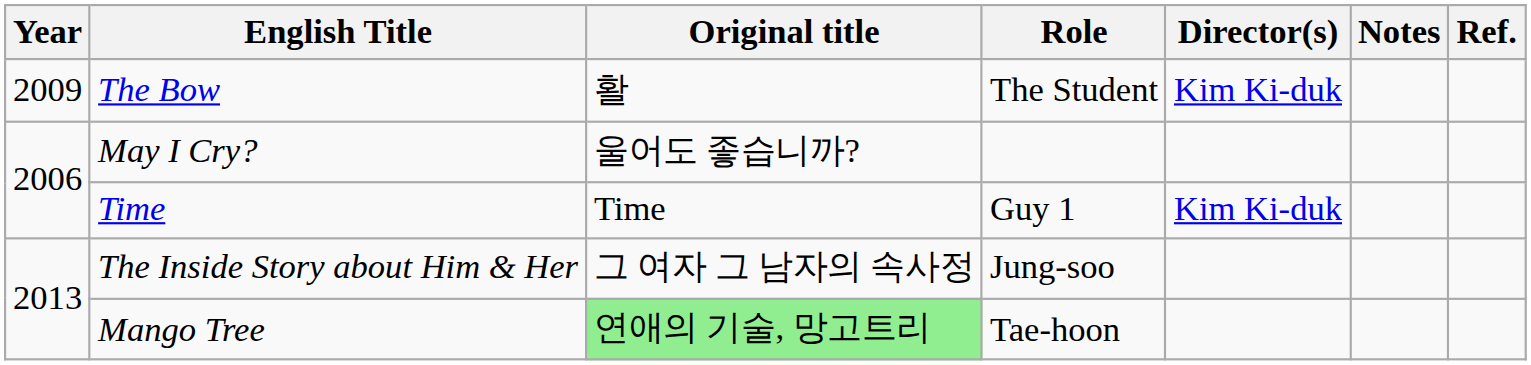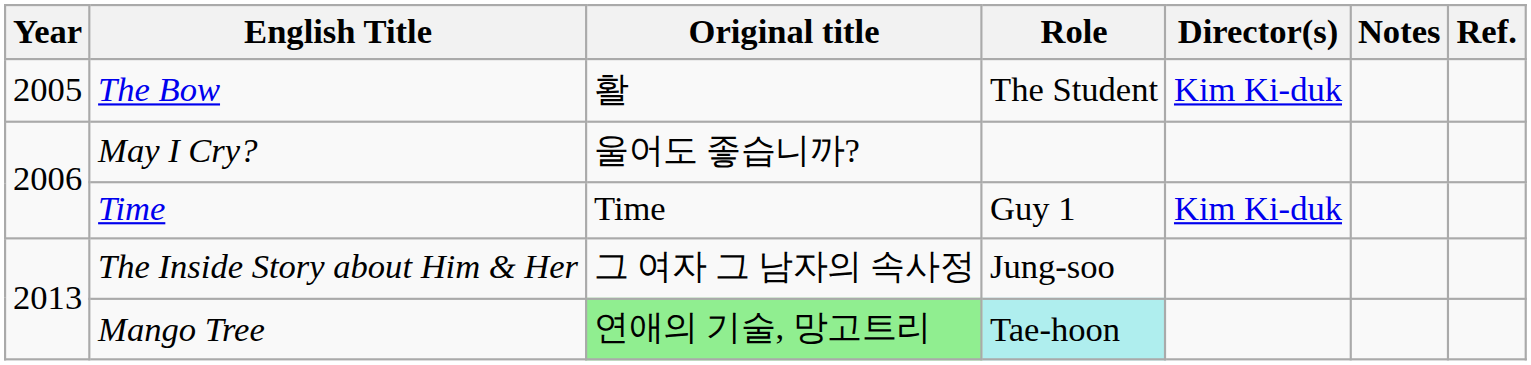(48, 89) 2009 -> (48, 89) 2005
(1055, 328) no background -> (1055, 328) paleturquoise background
